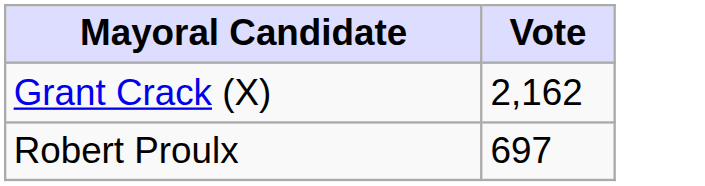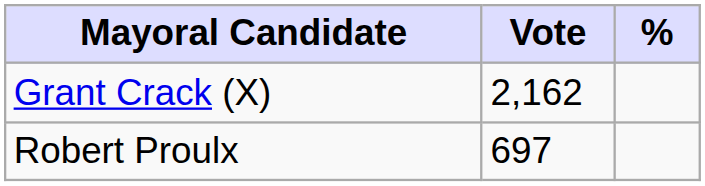+ column: (657, 33)
